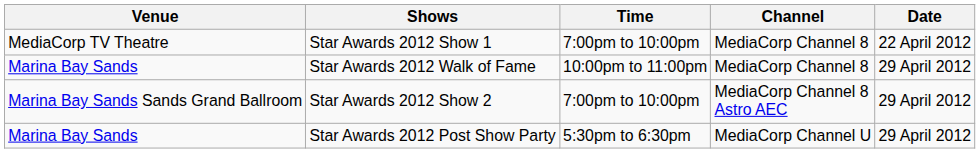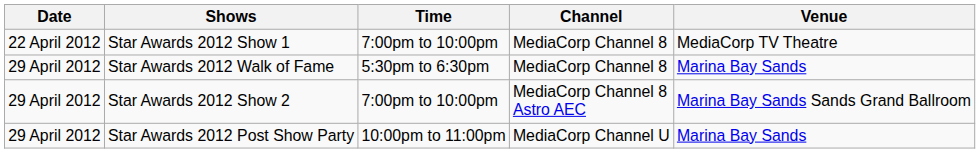columns swapped: (925, 17) <-> (155, 17)
(635, 67) 10:00pm to 11:00pm -> (425, 67) 5:30pm to 6:30pm
(627, 135) 5:30pm to 6:30pm -> (434, 135) 10:00pm to 11:00pm
